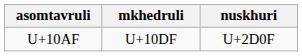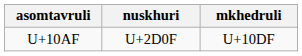columns swapped: (249, 16) <-> (151, 16)
